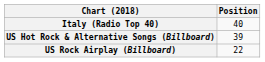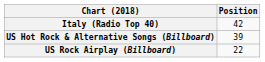(238, 24) 40 -> (238, 24) 42
